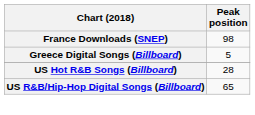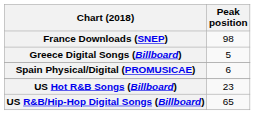+ row: (106, 70)
(228, 70) 28 -> (228, 86) 23
